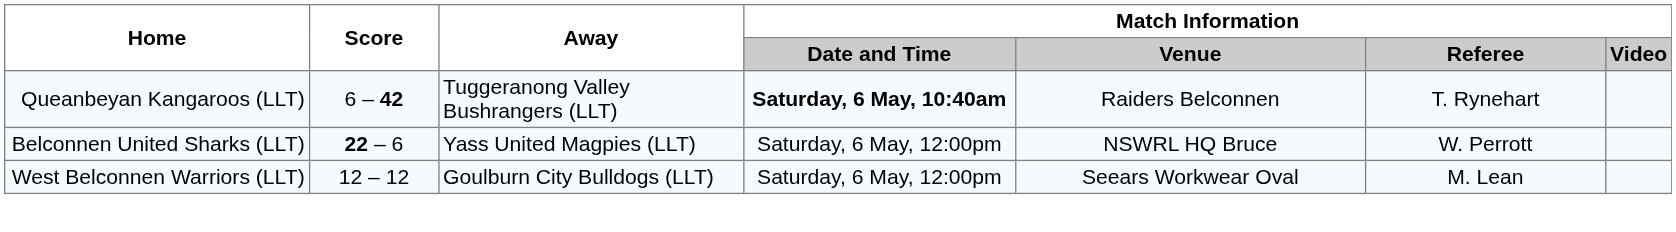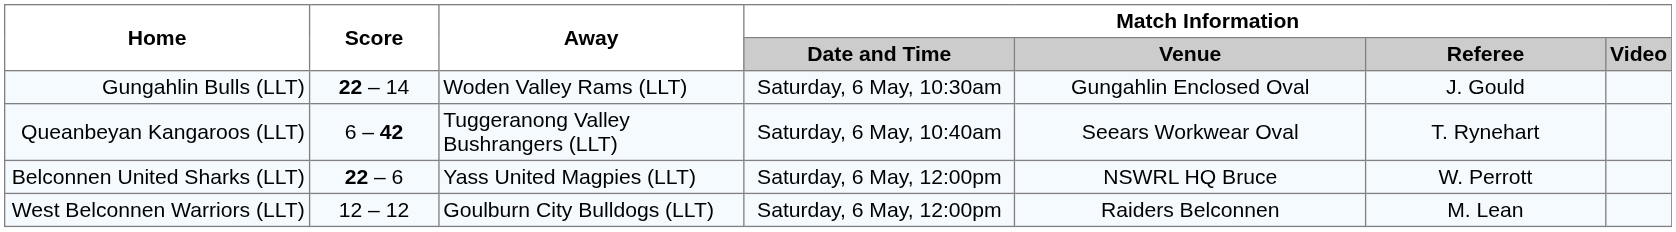+ row: (203, 87)
(879, 98) bold -> (879, 131) normal
(1190, 98) Raiders Belconnen -> (1190, 131) Seears Workwear Oval
(1190, 176) Seears Workwear Oval -> (1190, 209) Raiders Belconnen
